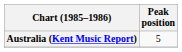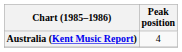(158, 39) 5 -> (158, 39) 4
